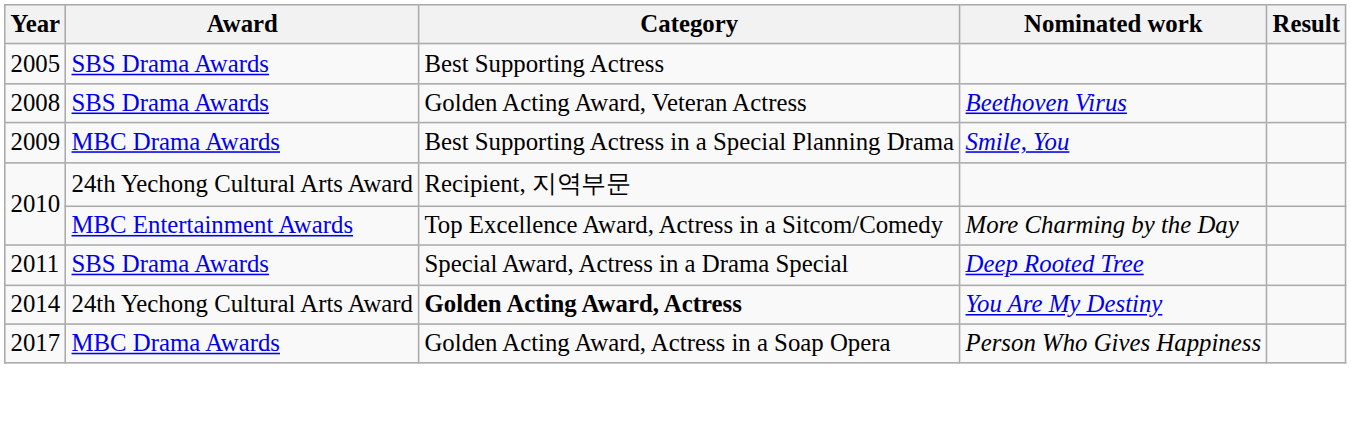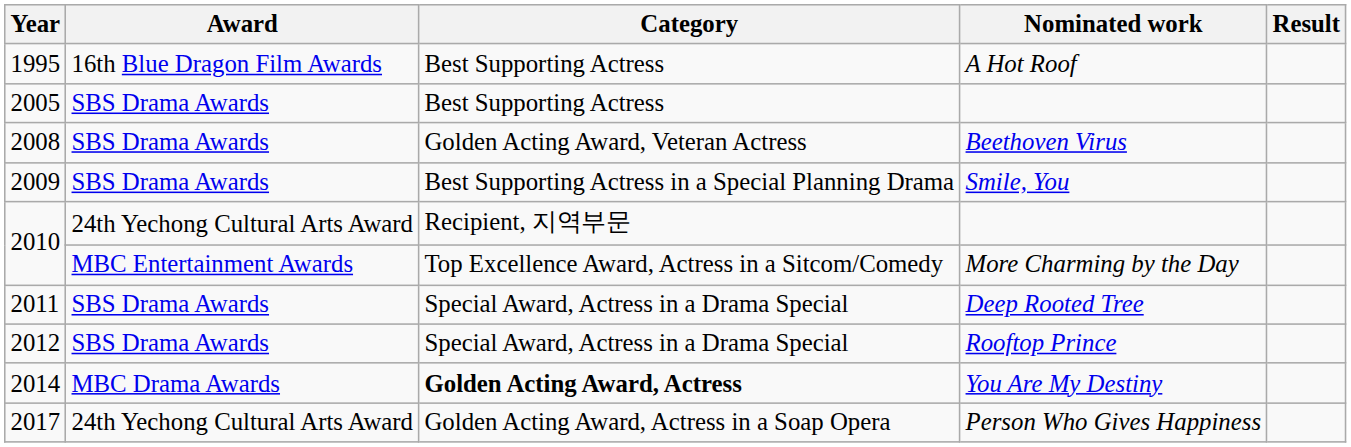+ row: (35, 63)
(176, 142) MBC Drama Awards -> (170, 181) SBS Drama Awards
+ row: (35, 343)
(242, 304) 24th Yechong Cultural Arts Award -> (176, 382) MBC Drama Awards
(176, 343) MBC Drama Awards -> (242, 422) 24th Yechong Cultural Arts Award
